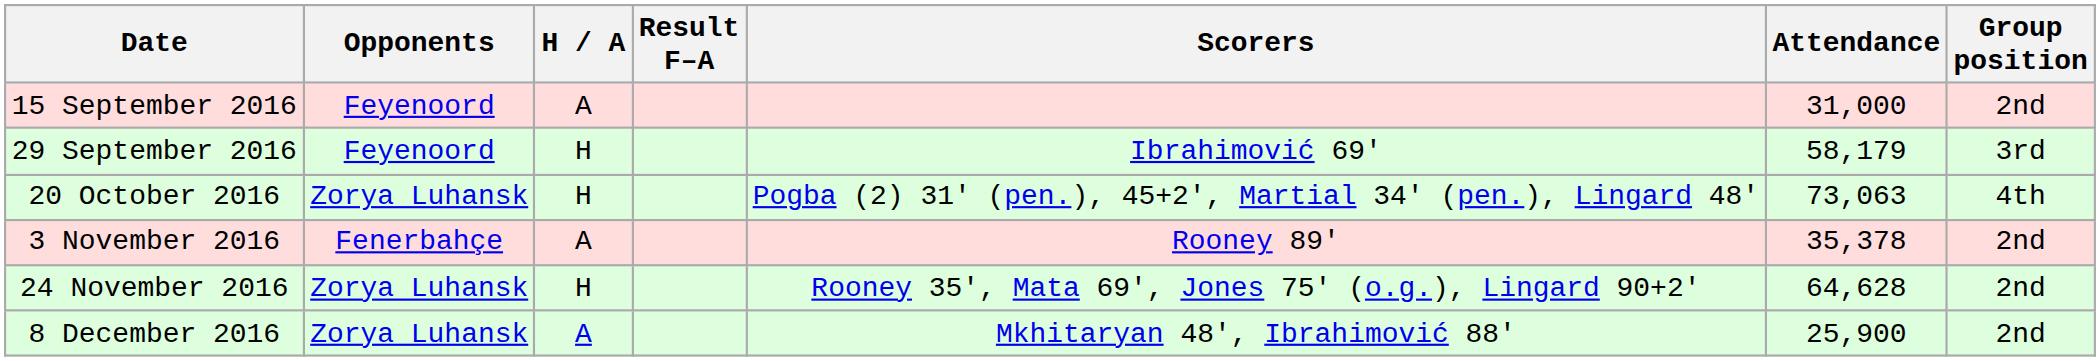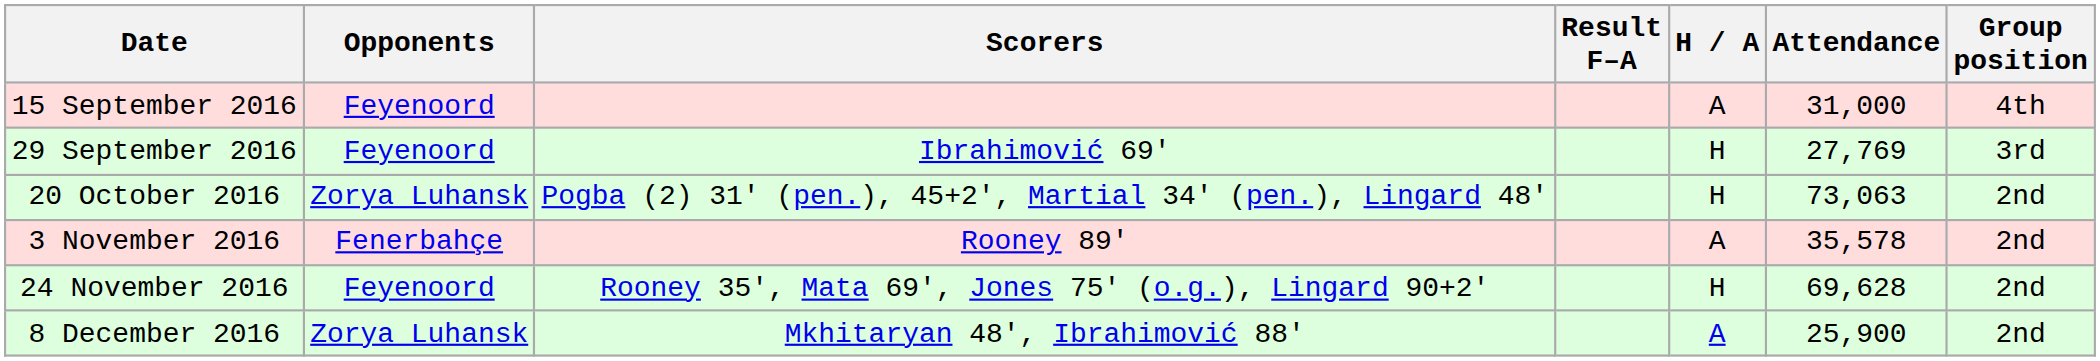columns swapped: (583, 44) <-> (1256, 44)
(2021, 106) 2nd -> (2021, 106) 4th
(1856, 151) 58,179 -> (1856, 151) 27,769
(2021, 197) 4th -> (2021, 197) 2nd
(1856, 242) 35,378 -> (1856, 242) 35,578
(419, 288) Zorya Luhansk -> (419, 288) Feyenoord
(1856, 288) 64,628 -> (1856, 288) 69,628
